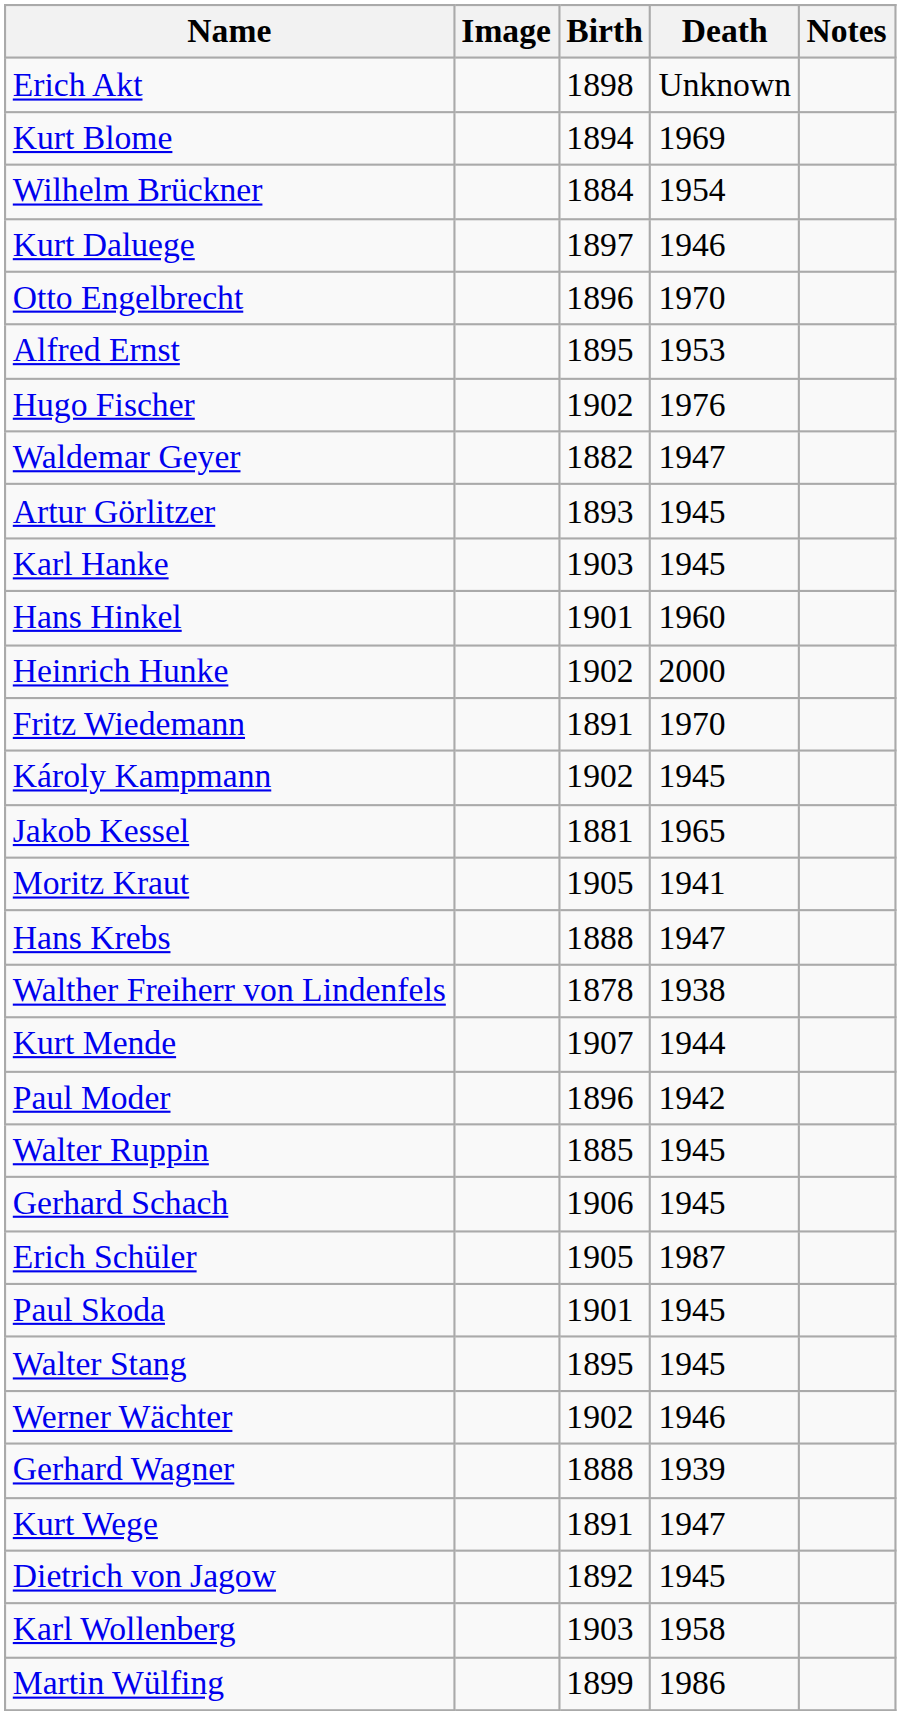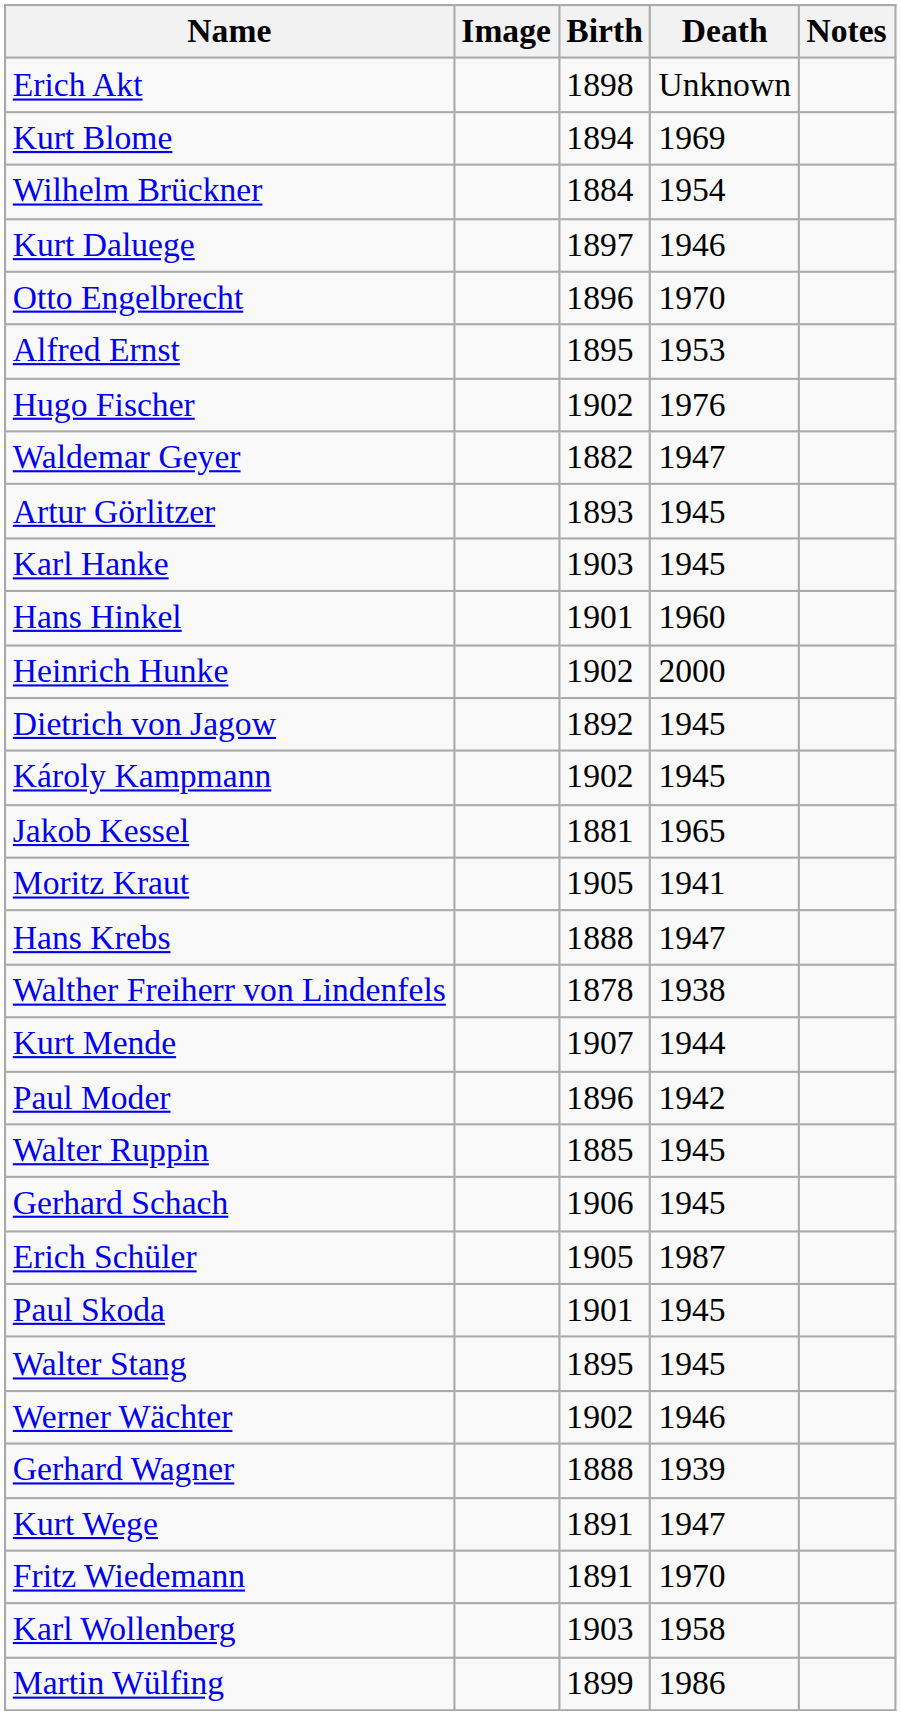rows swapped: (144, 1576) <-> (129, 723)
